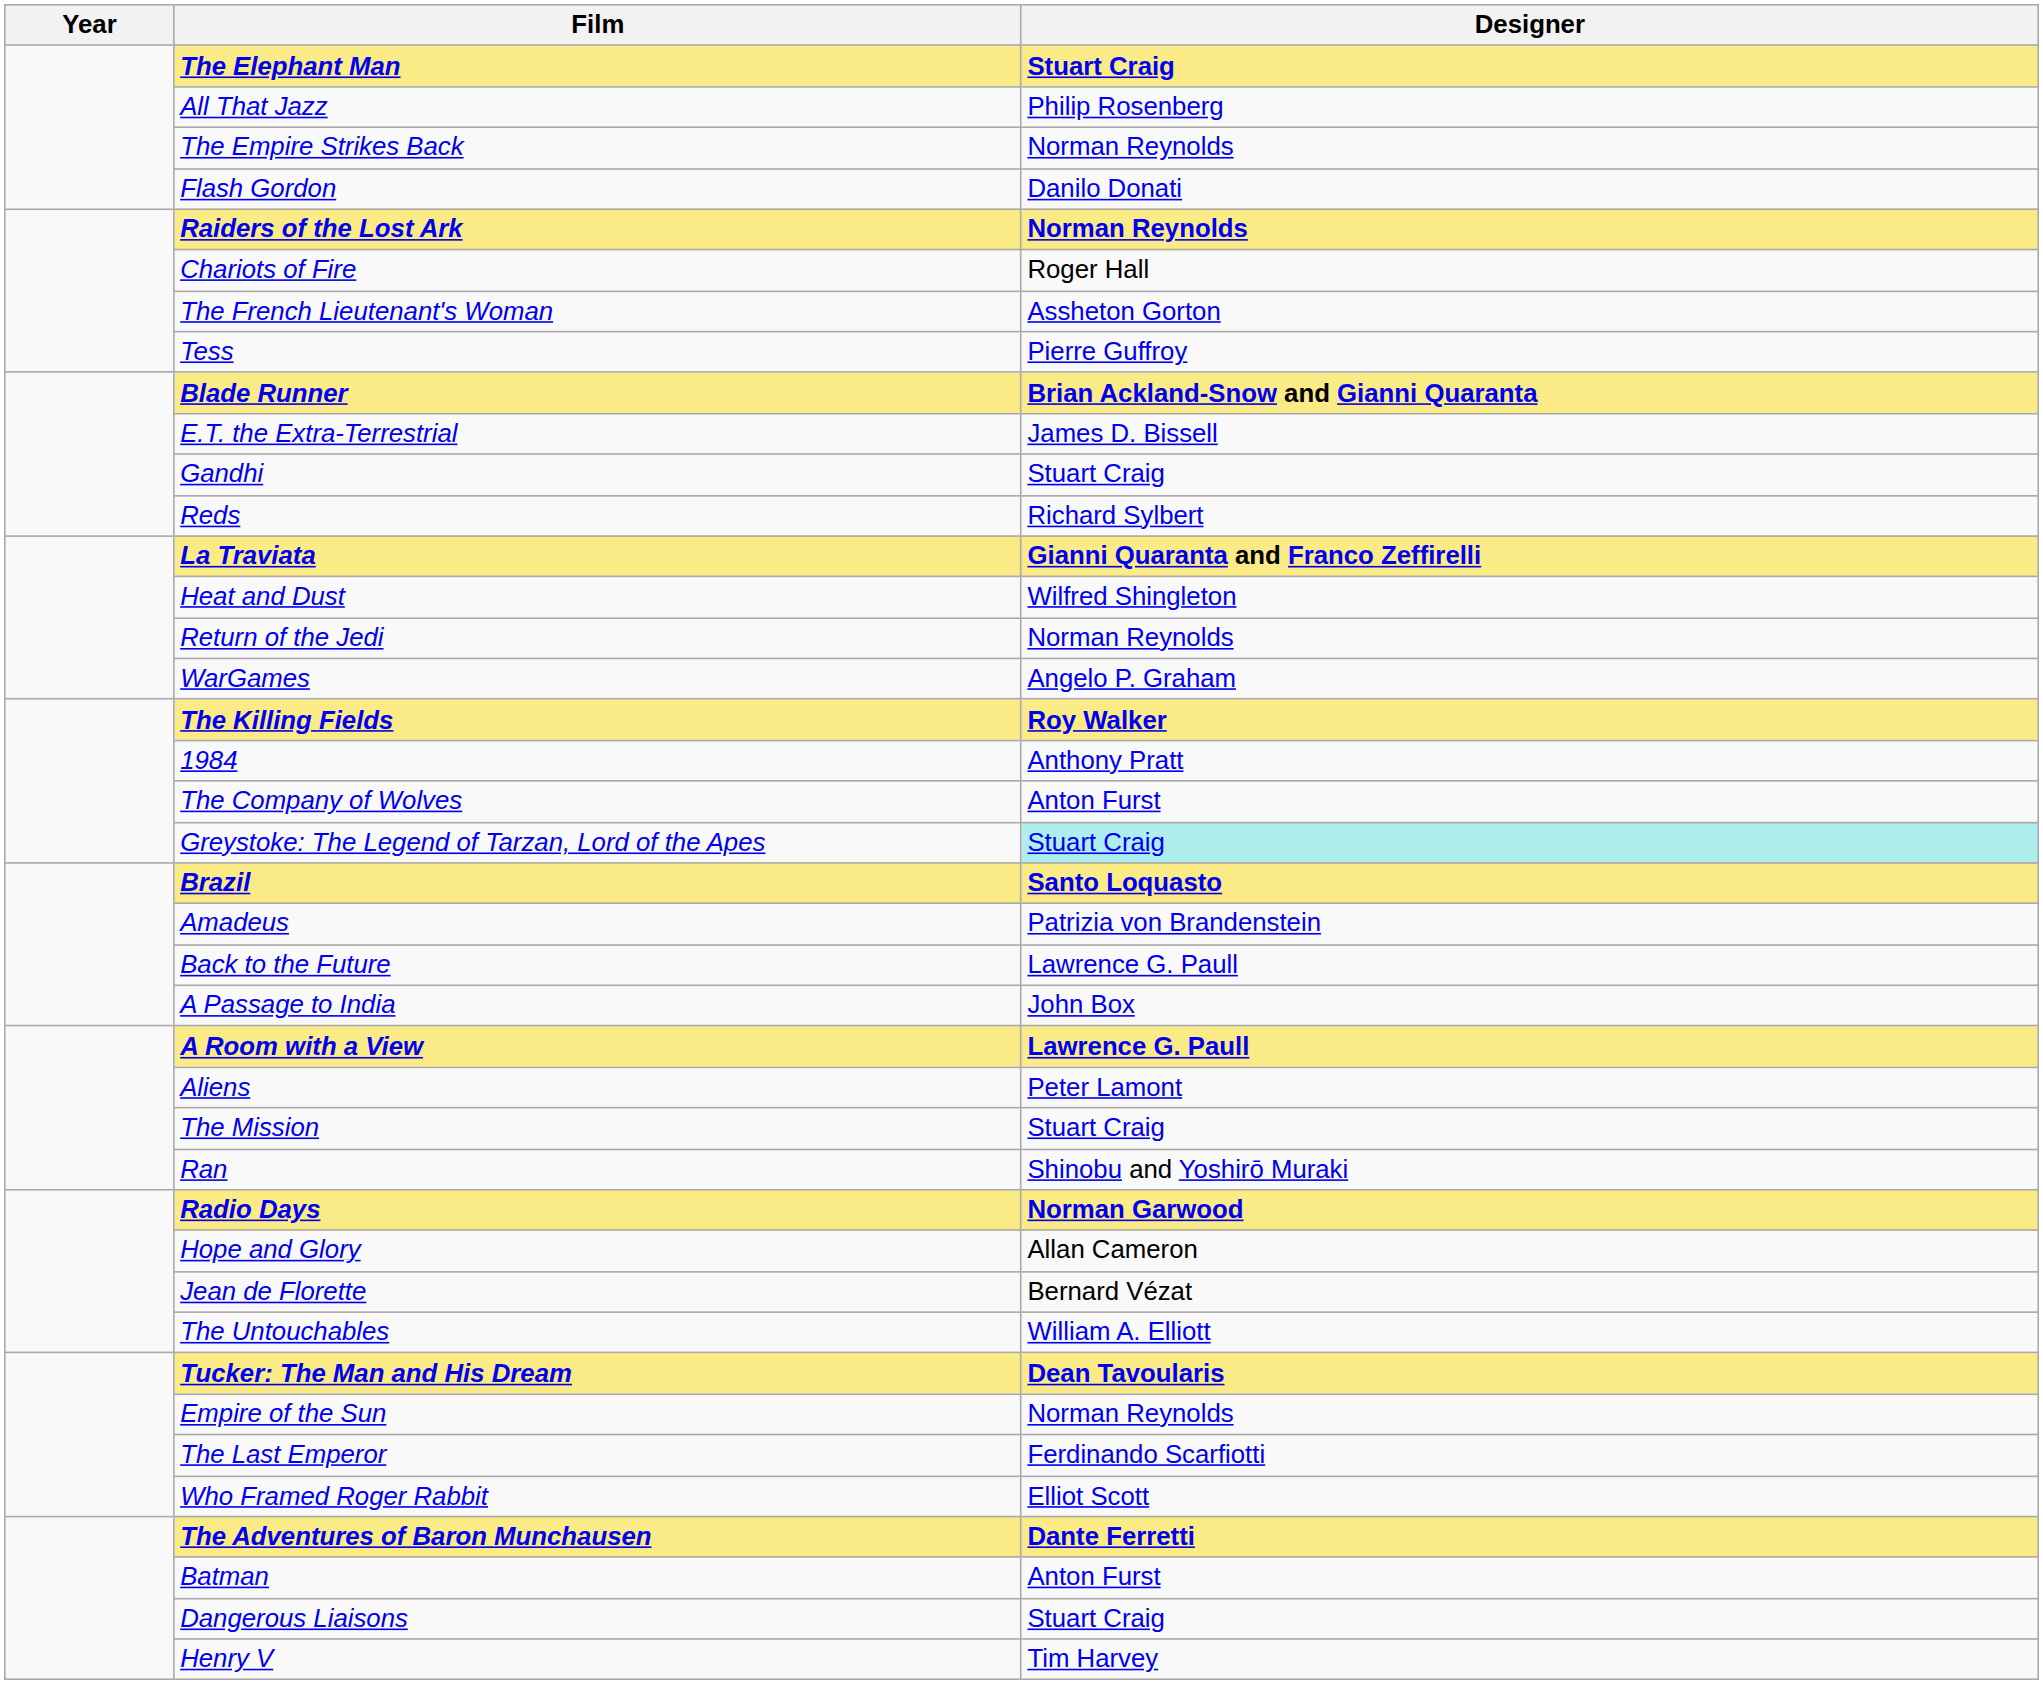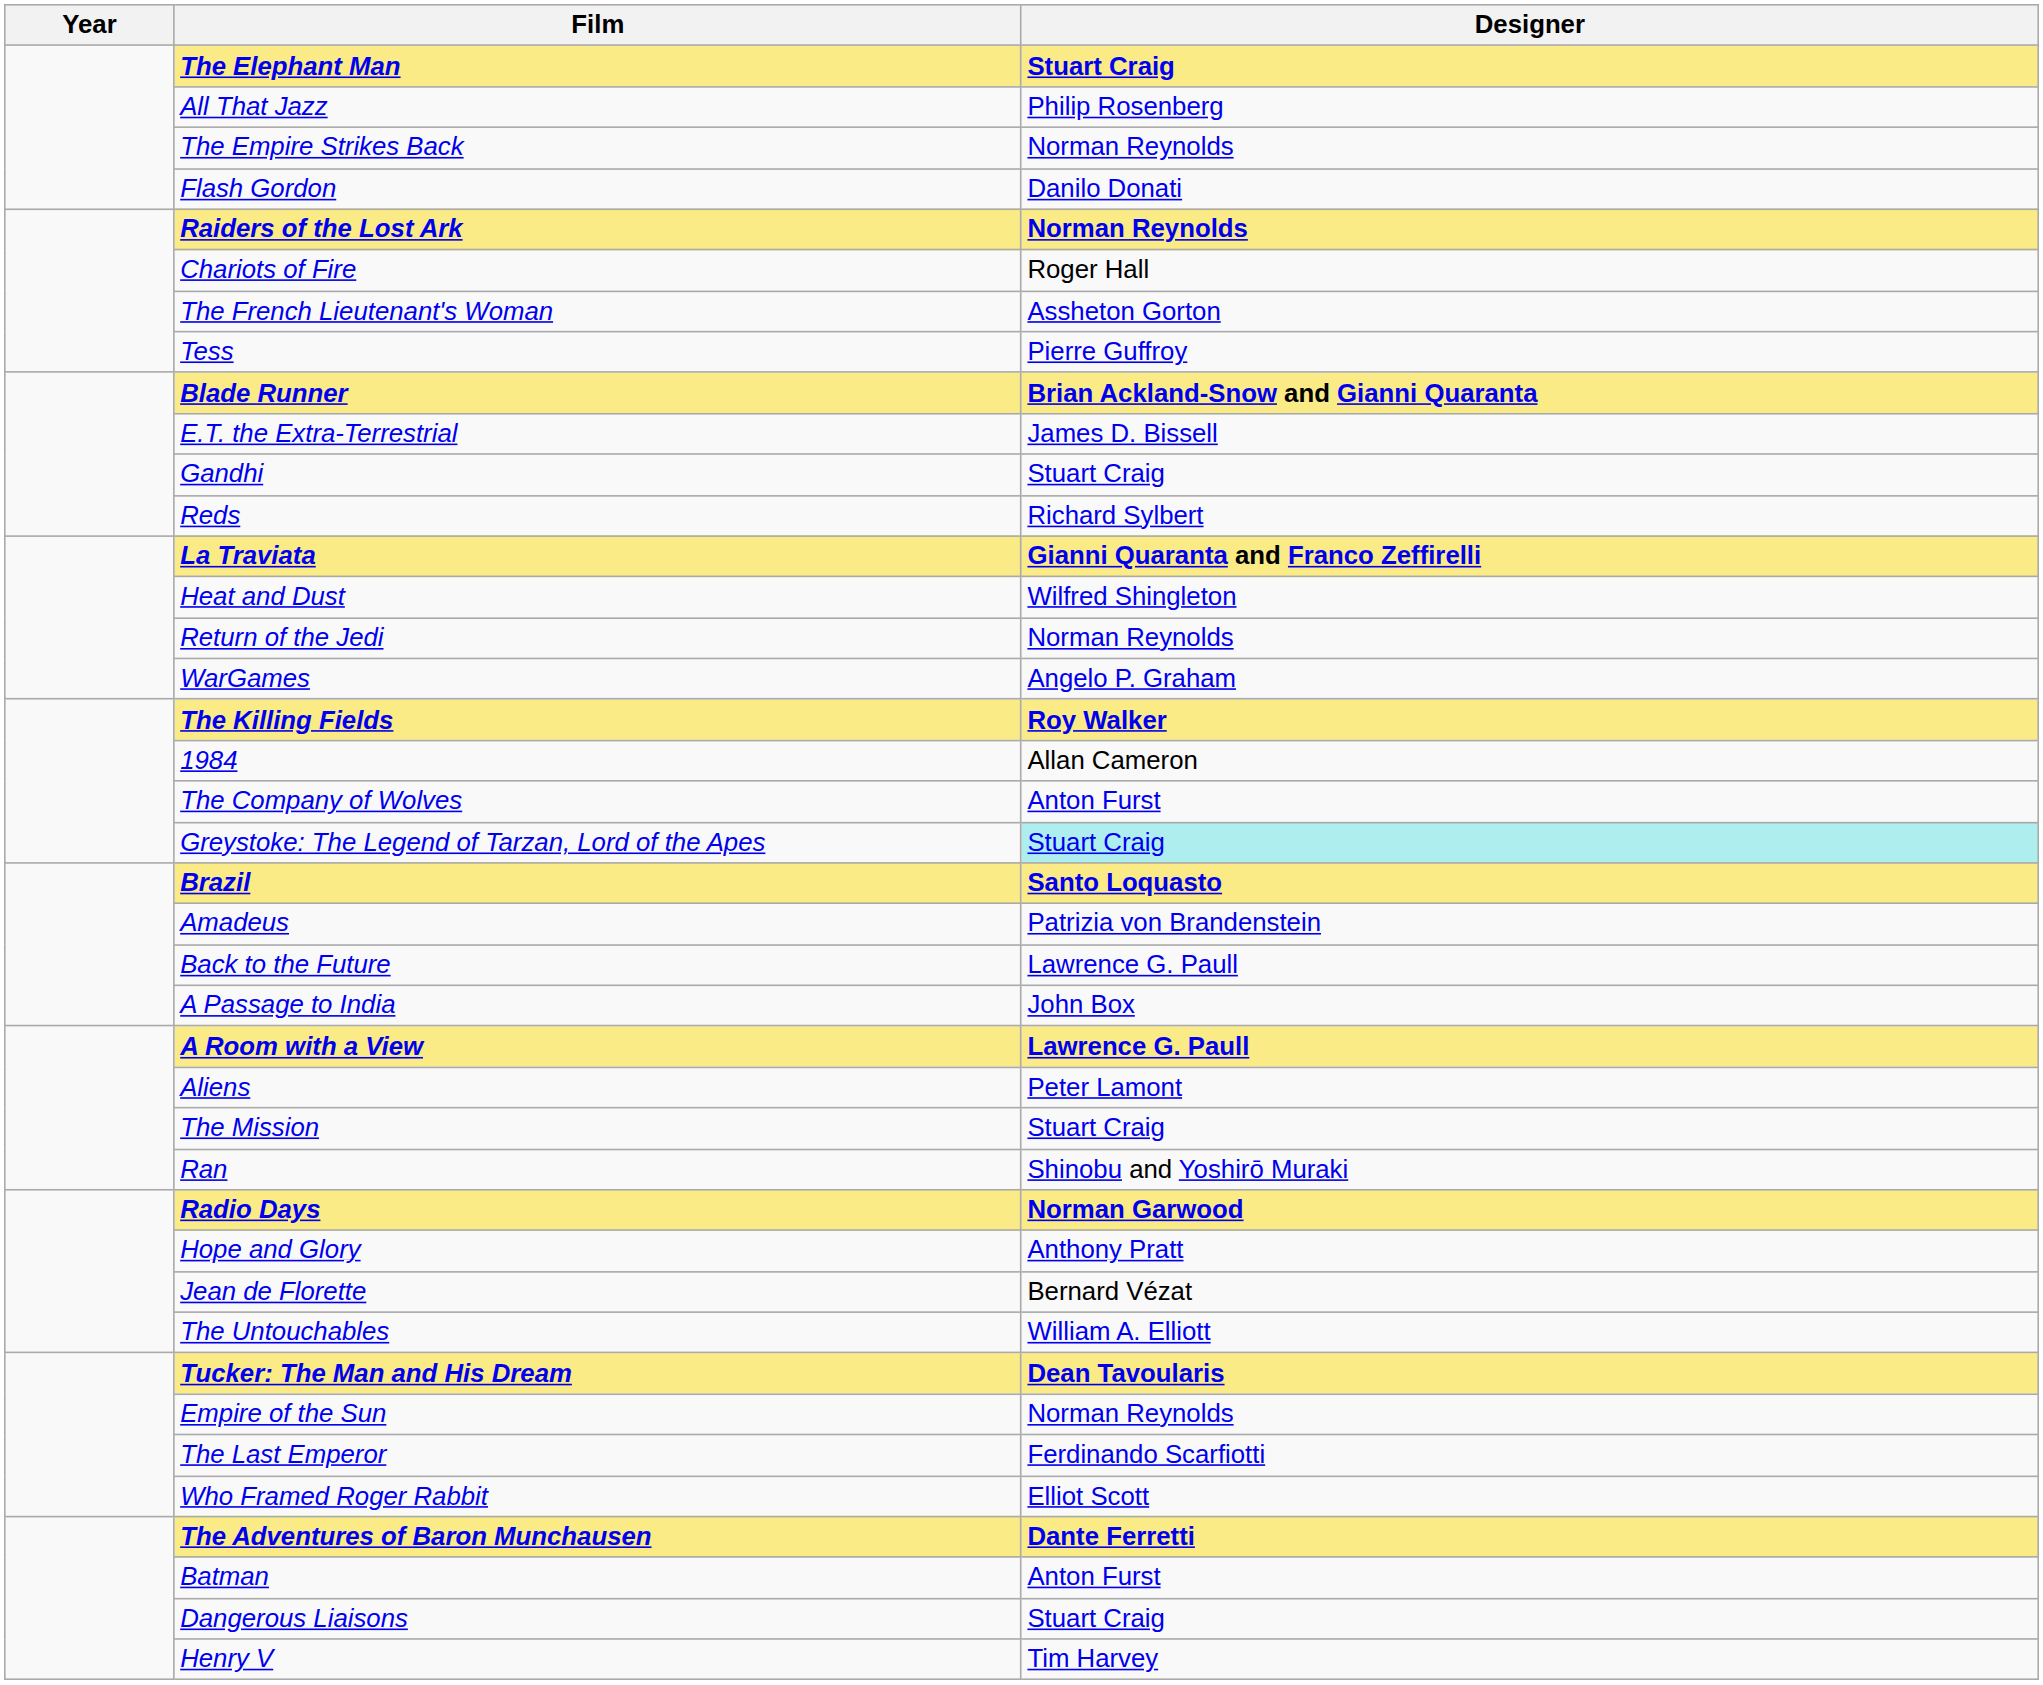(1105, 760) Anthony Pratt -> (1113, 760) Allan Cameron
(1113, 1250) Allan Cameron -> (1105, 1250) Anthony Pratt
